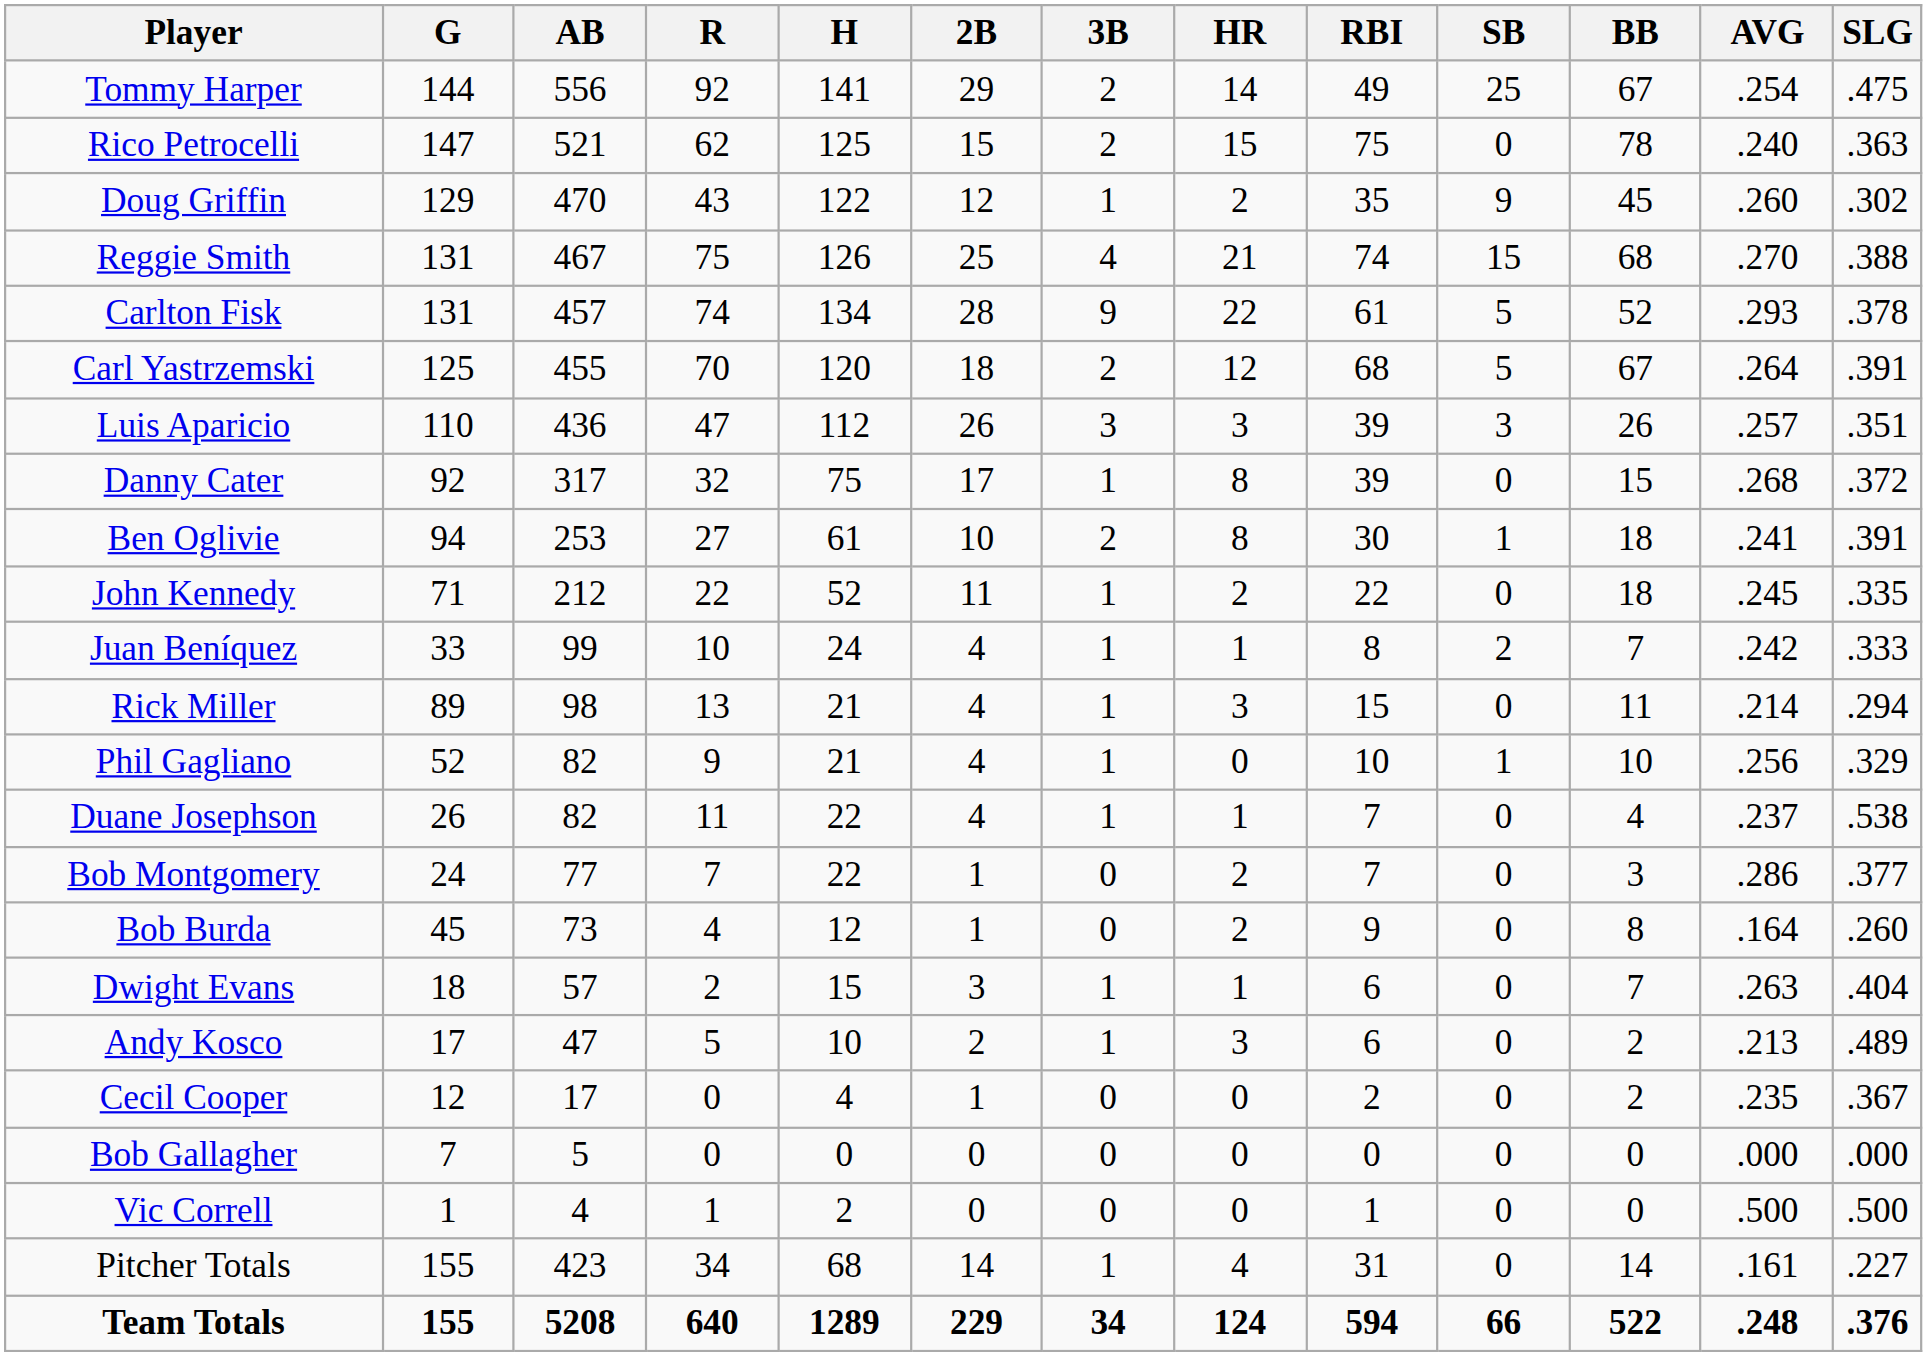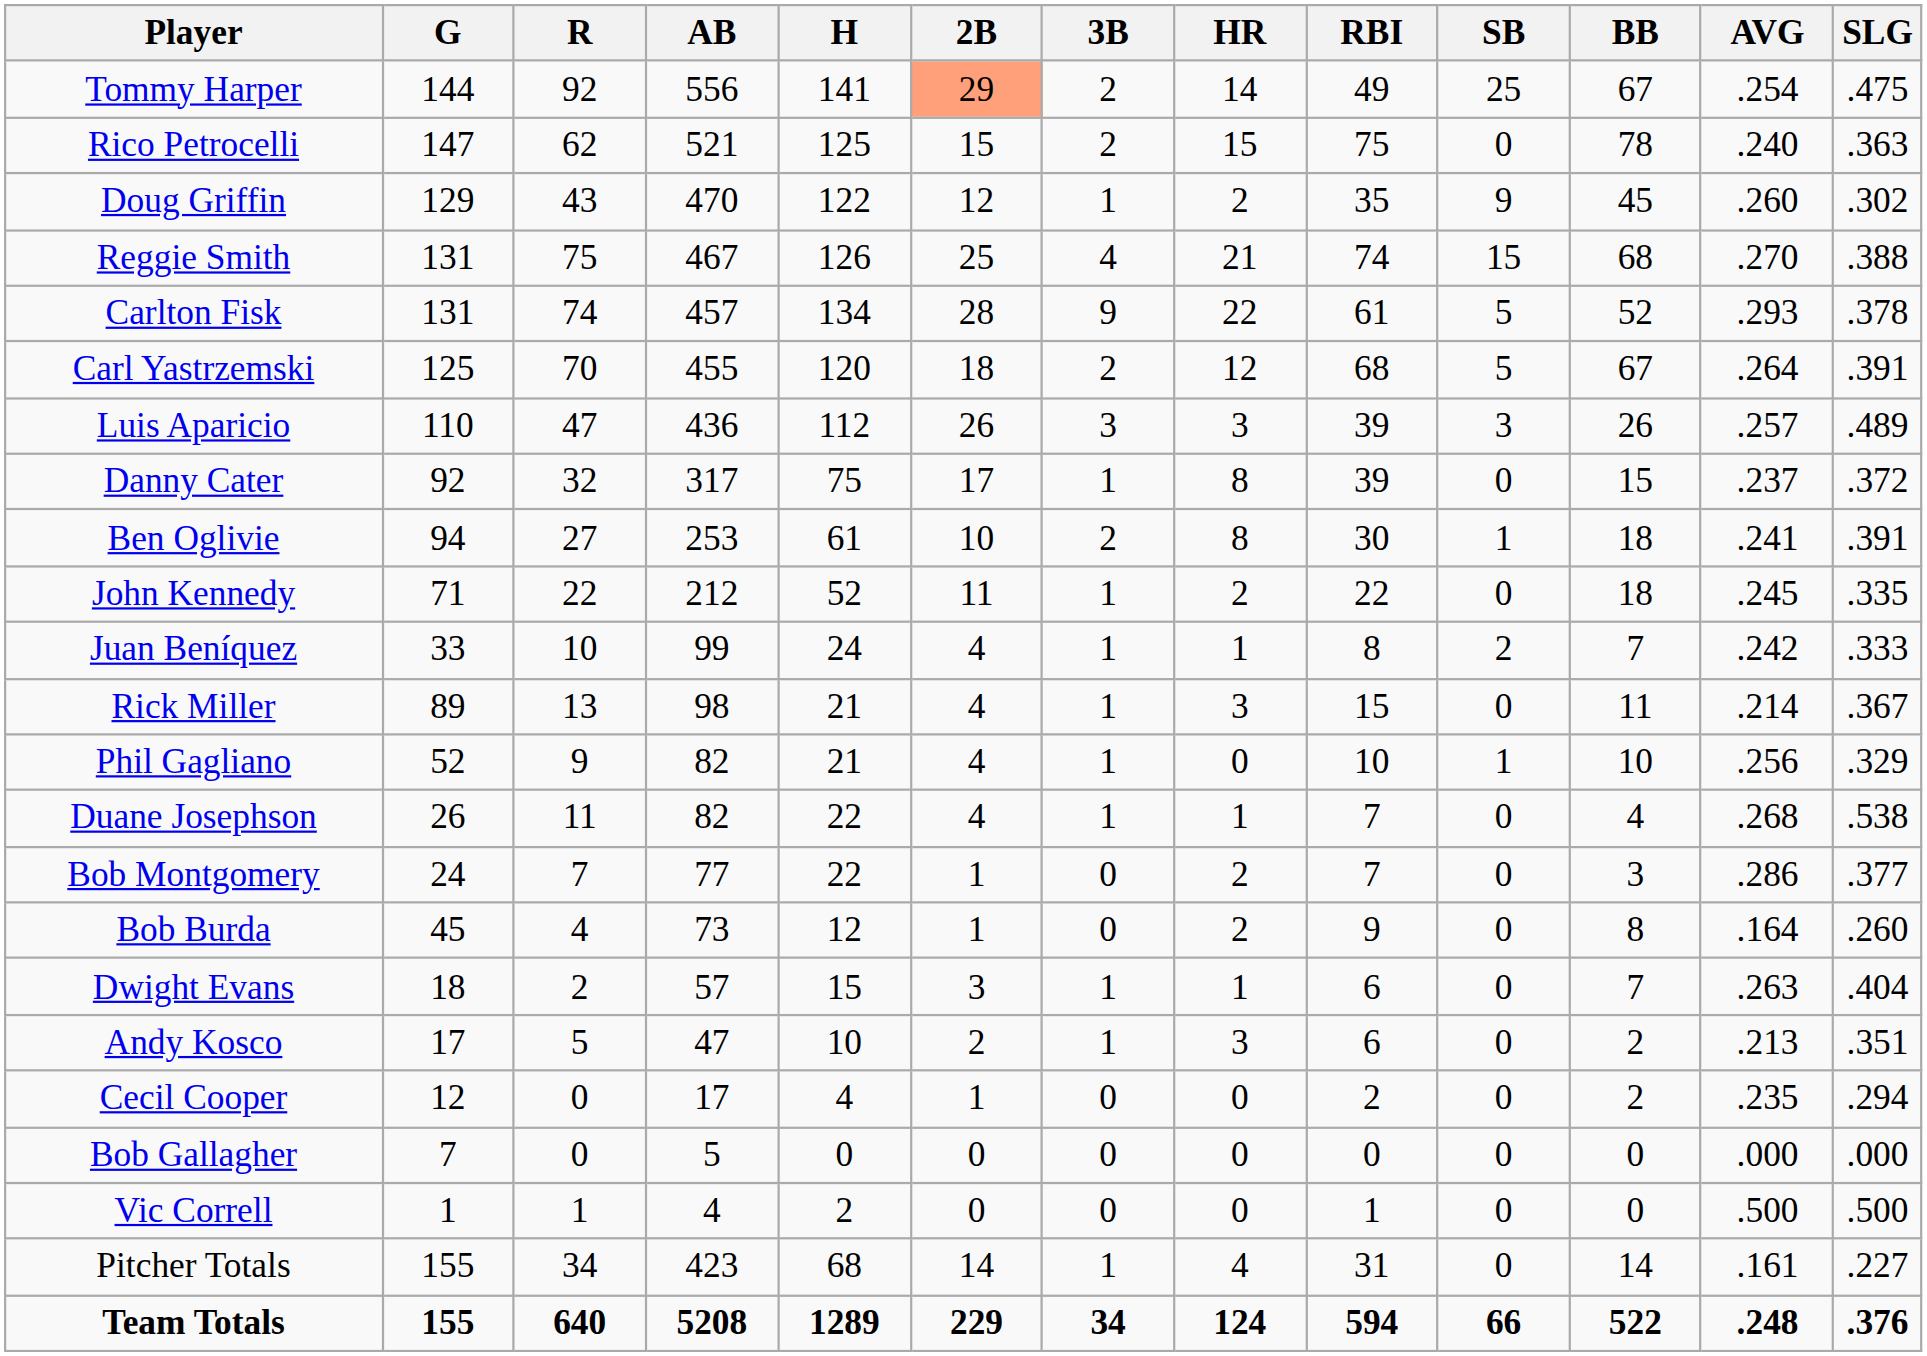columns swapped: (580, 32) <-> (712, 32)
(976, 88) no background -> (976, 88) lightsalmon background
(1877, 425) .351 -> (1877, 425) .489
(1768, 481) .268 -> (1768, 481) .237
(1877, 705) .294 -> (1877, 705) .367
(1768, 817) .237 -> (1768, 817) .268
(1877, 1041) .489 -> (1877, 1041) .351
(1877, 1098) .367 -> (1877, 1098) .294
